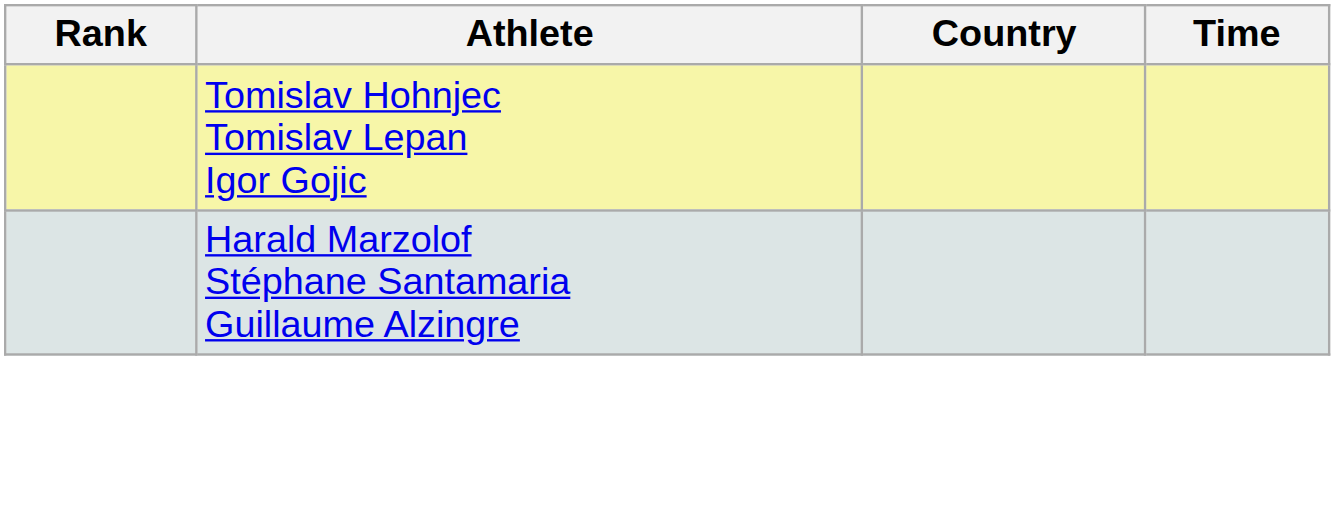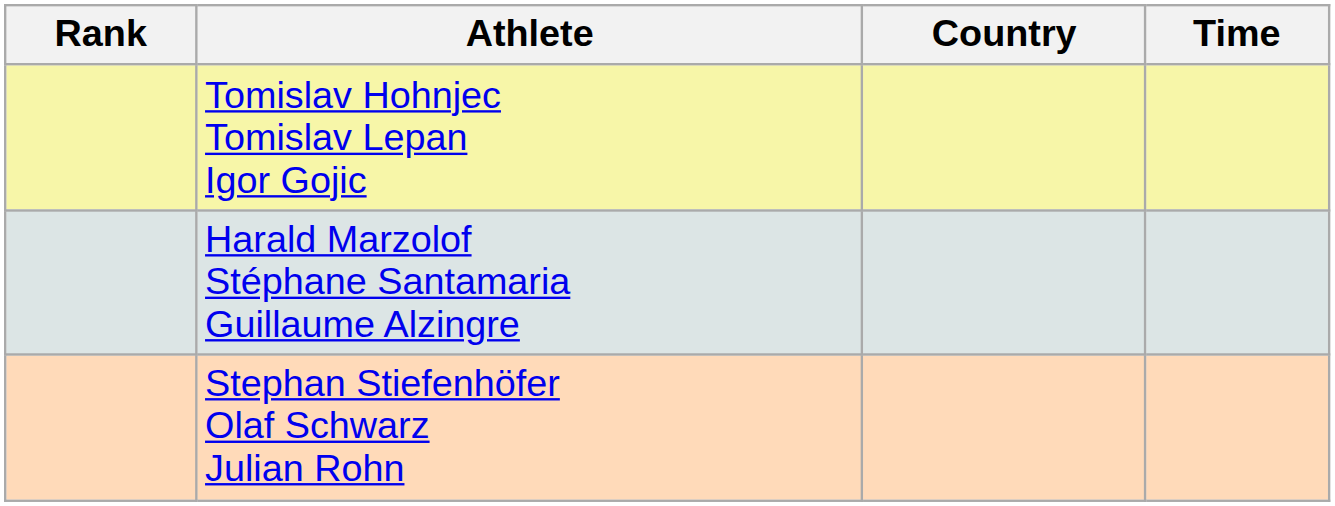+ row: (382, 426)
